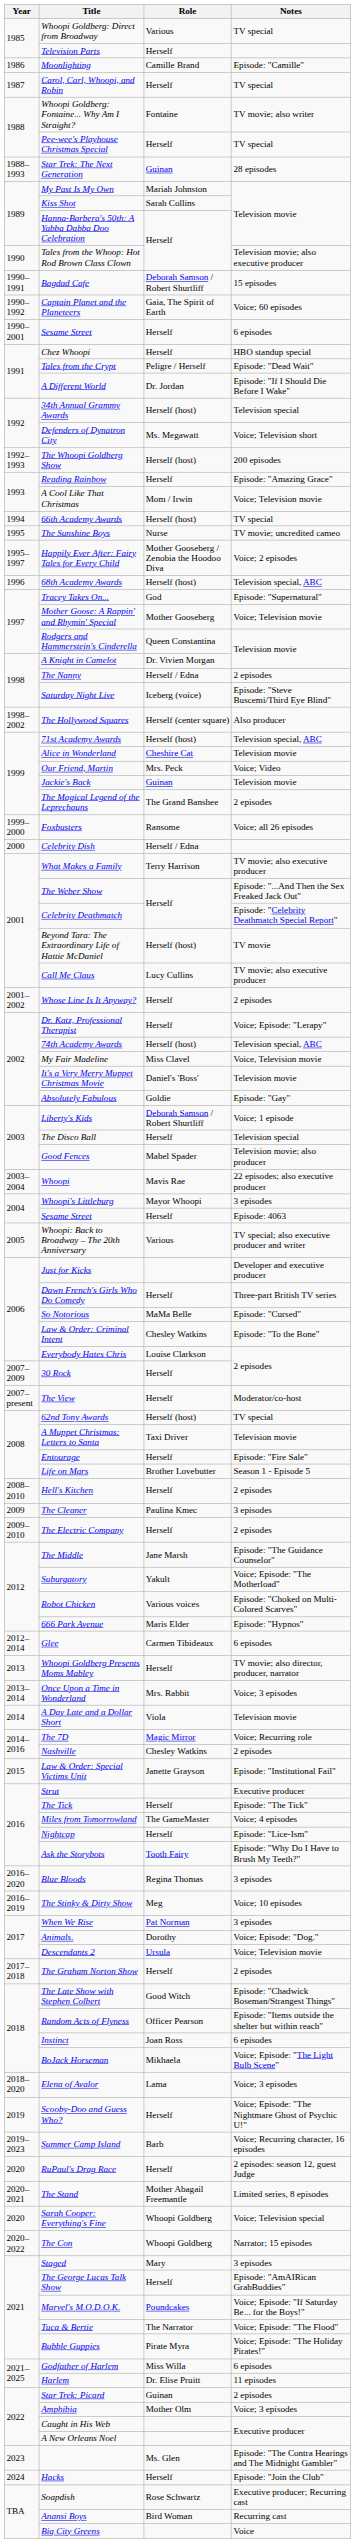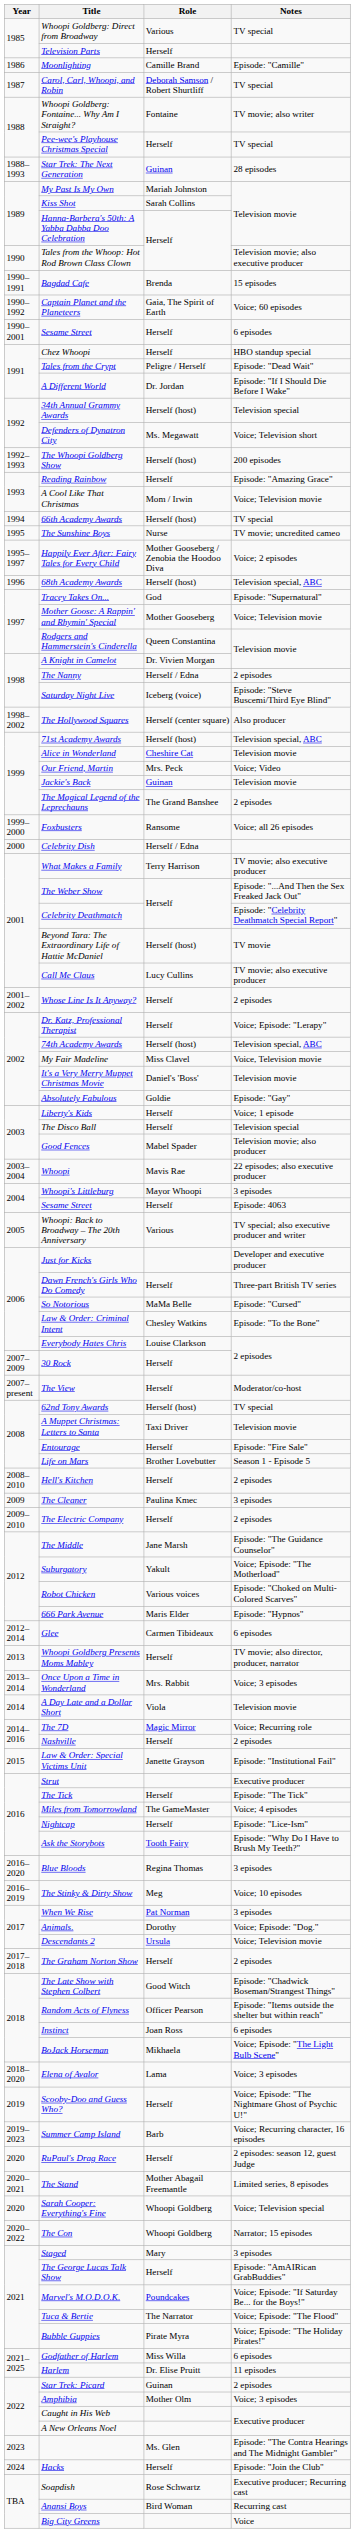(159, 84) Herself -> (179, 84) Deborah Samson / Robert Shurtliff
(179, 282) Deborah Samson / Robert Shurtliff -> (159, 282) Brenda
(179, 1117) Deborah Samson / Robert Shurtliff -> (159, 1112) Herself
(176, 1751) Chesley Watkins -> (159, 1741) Herself
